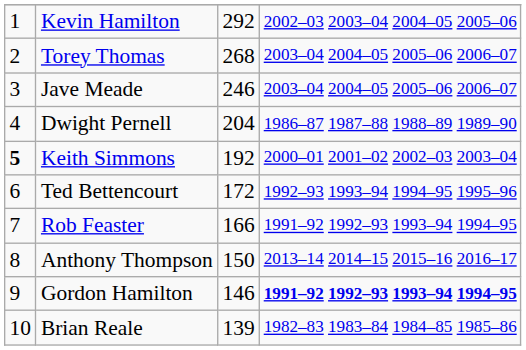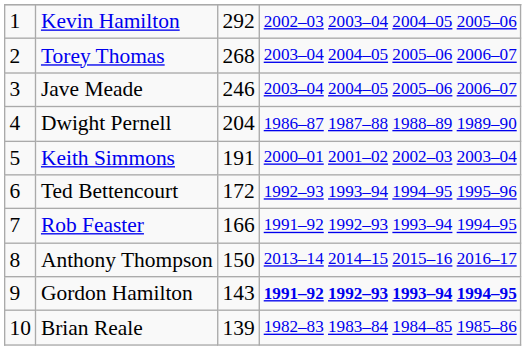(15, 157) bold -> (15, 157) normal
(239, 157) 192 -> (239, 157) 191
(239, 293) 146 -> (239, 293) 143
